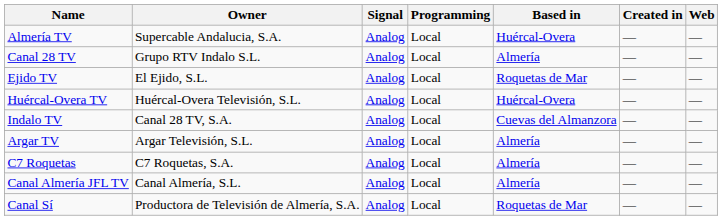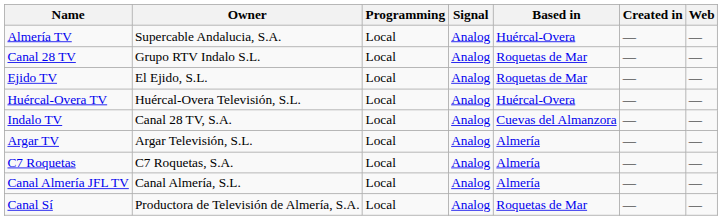columns swapped: (451, 15) <-> (385, 15)
(518, 57) Almería -> (542, 57) Roquetas de Mar
